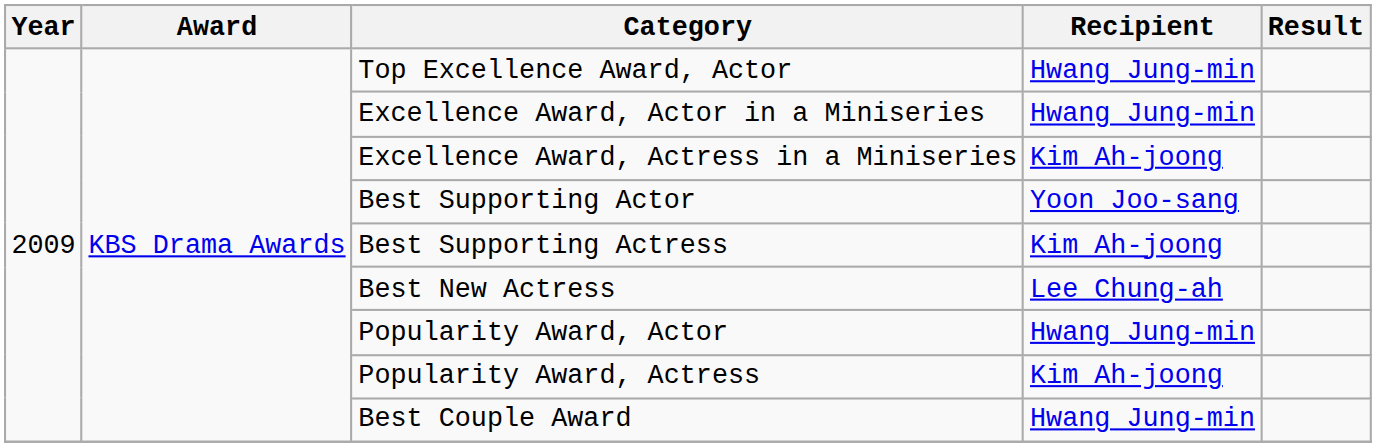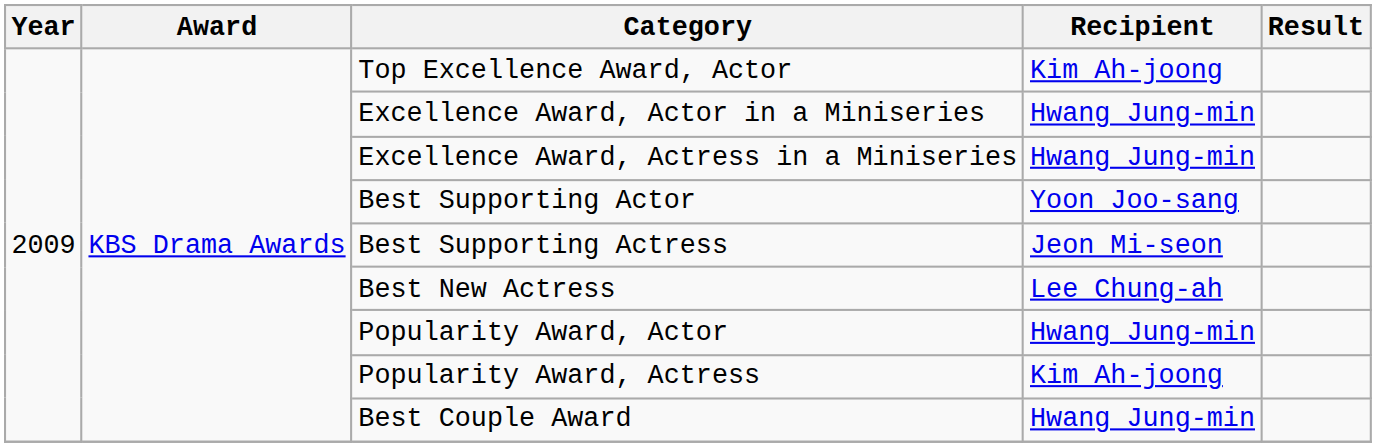(1143, 70) Hwang Jung-min -> (1126, 70) Kim Ah-joong
(1126, 158) Kim Ah-joong -> (1143, 158) Hwang Jung-min
(1126, 245) Kim Ah-joong -> (1126, 245) Jeon Mi-seon
